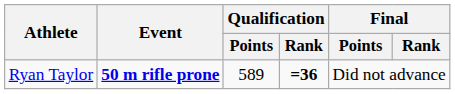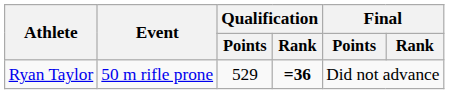(160, 74) bold -> (157, 74) normal
(251, 74) 589 -> (245, 74) 529
